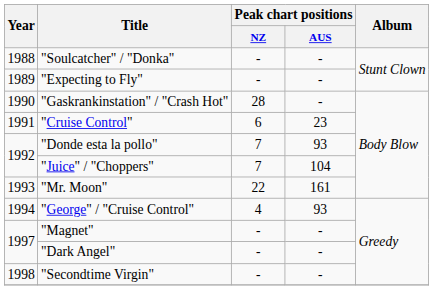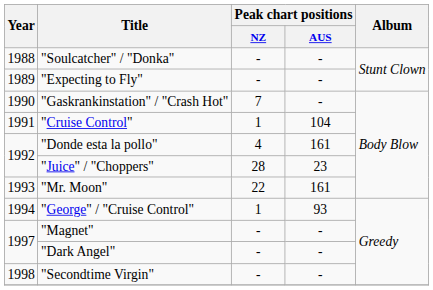(258, 101) 28 -> (258, 101) 7
(258, 123) 6 -> (258, 123) 1
(320, 123) 23 -> (320, 123) 104
(258, 144) 7 -> (258, 144) 4
(320, 144) 93 -> (320, 144) 161
(258, 166) 7 -> (258, 166) 28
(320, 166) 104 -> (320, 166) 23
(258, 209) 4 -> (258, 209) 1
